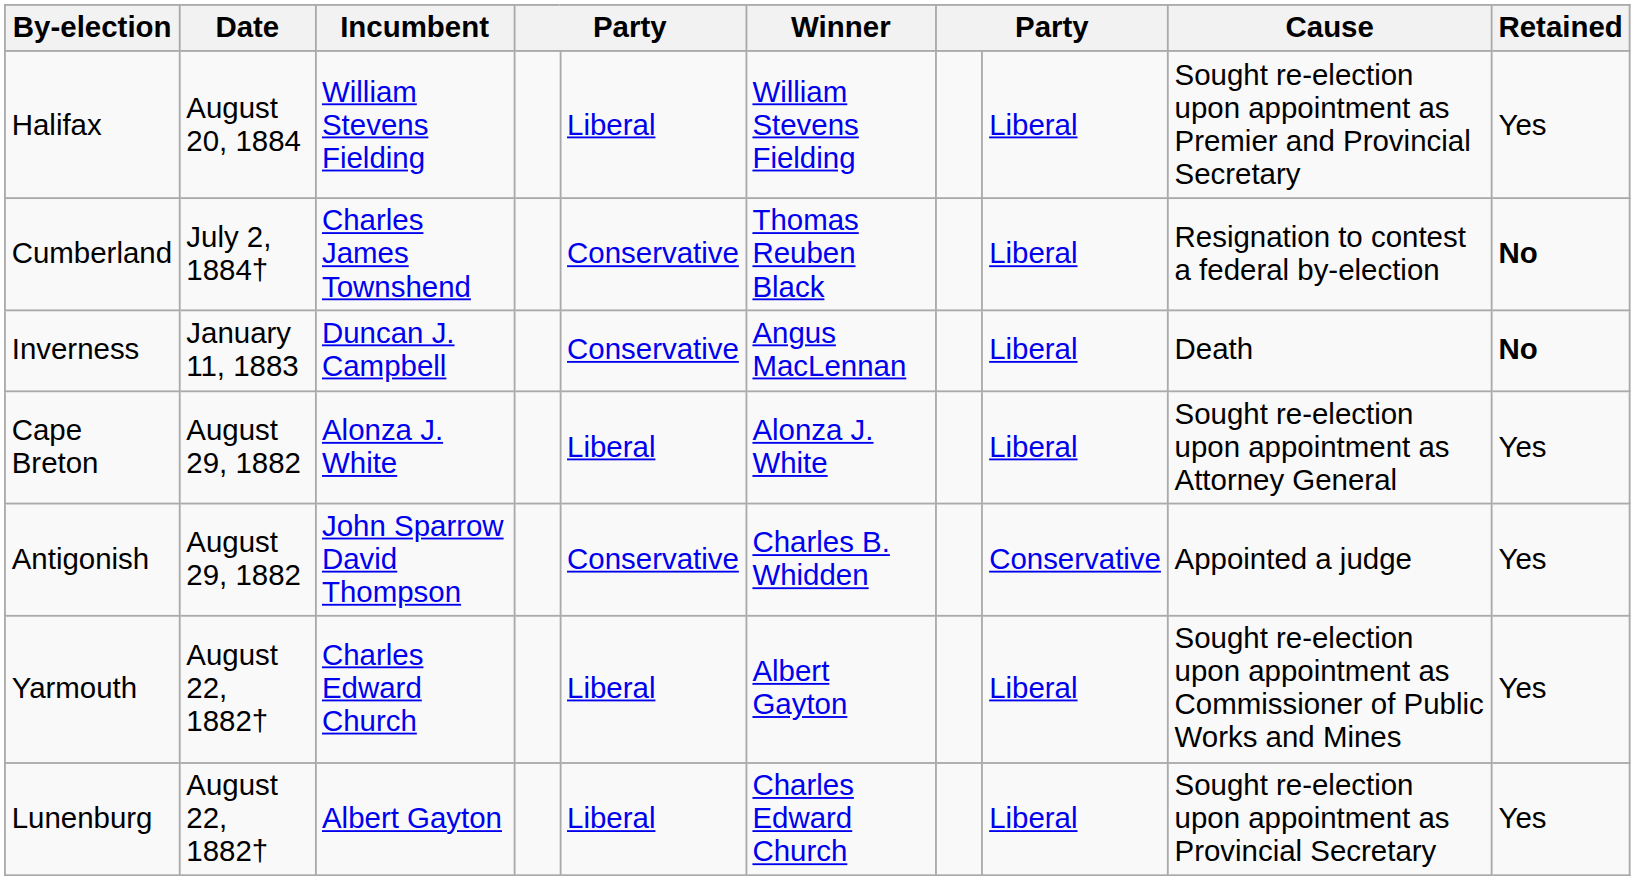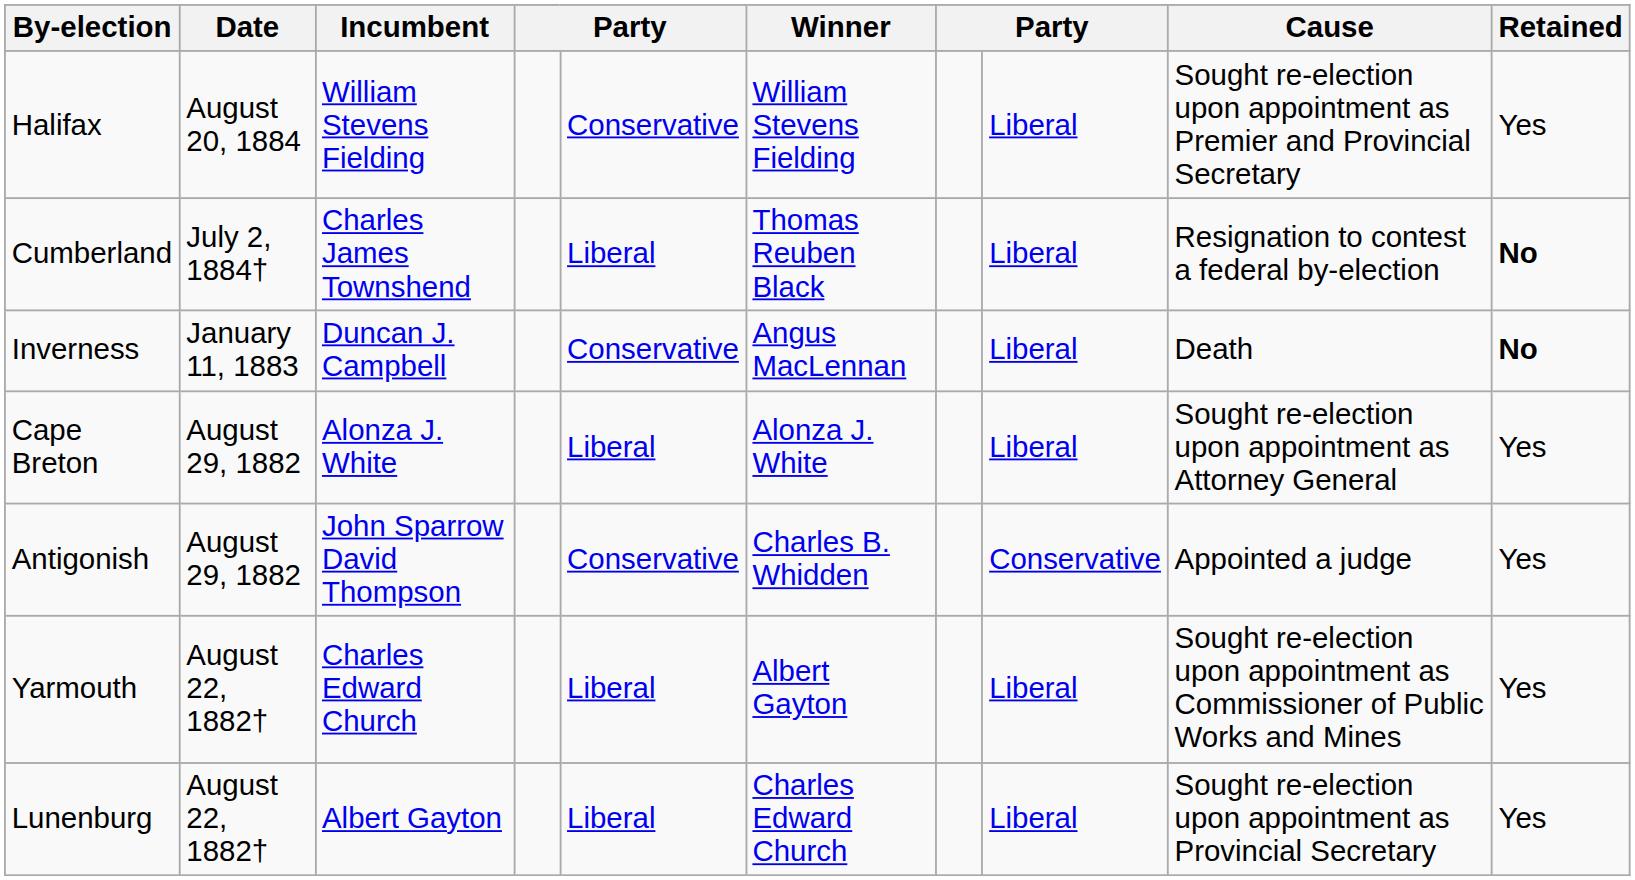(611, 124) Liberal -> (653, 124) Conservative
(653, 253) Conservative -> (611, 253) Liberal
